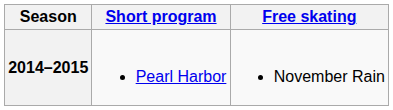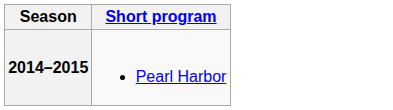- column: (309, 17)
